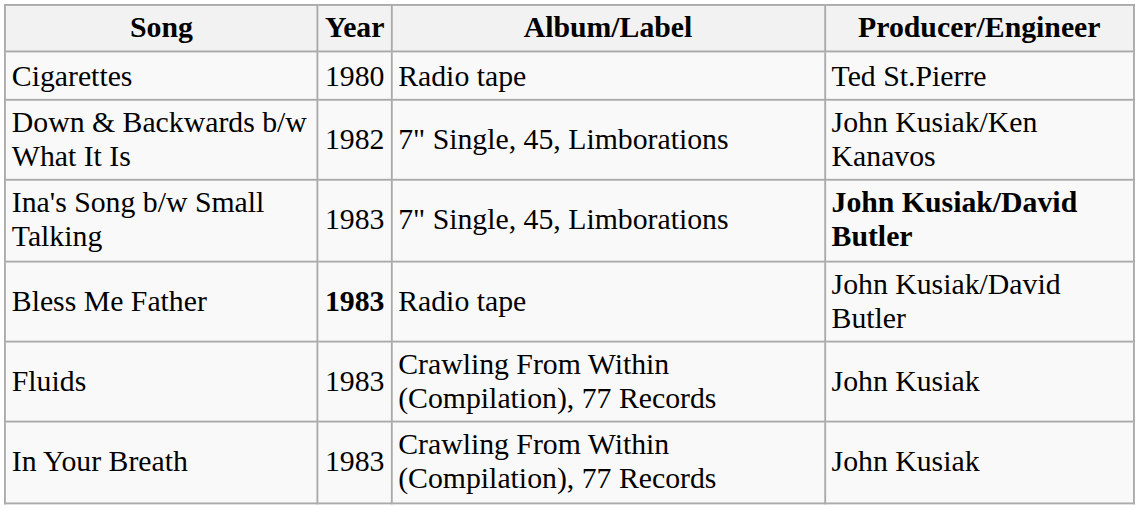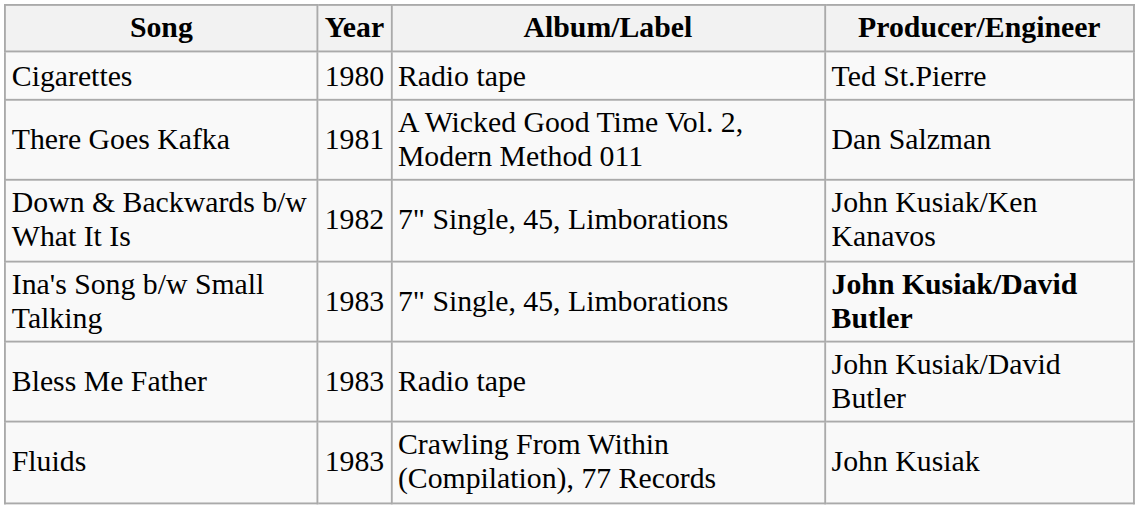+ row: (121, 139)
(355, 300) bold -> (354, 381) normal
- row: (100, 461)
